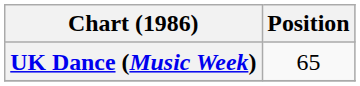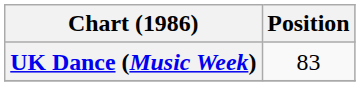(308, 61) 65 -> (308, 61) 83
